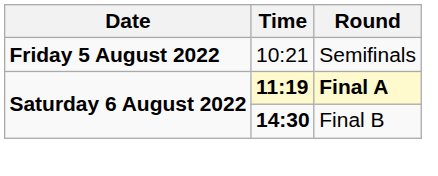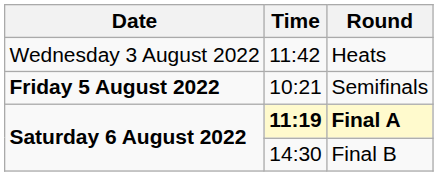+ row: (359, 54)
(283, 120) bold -> (296, 154) normal
